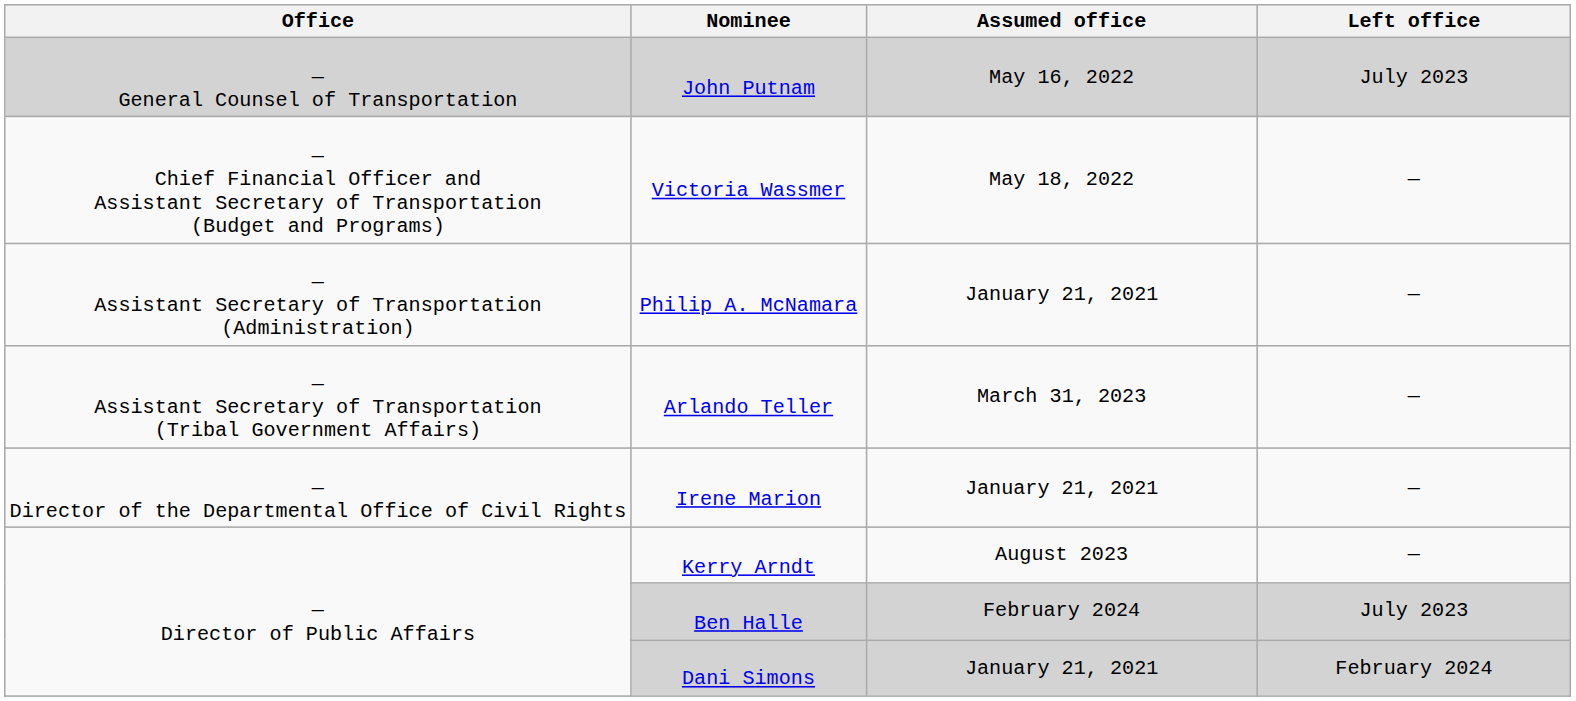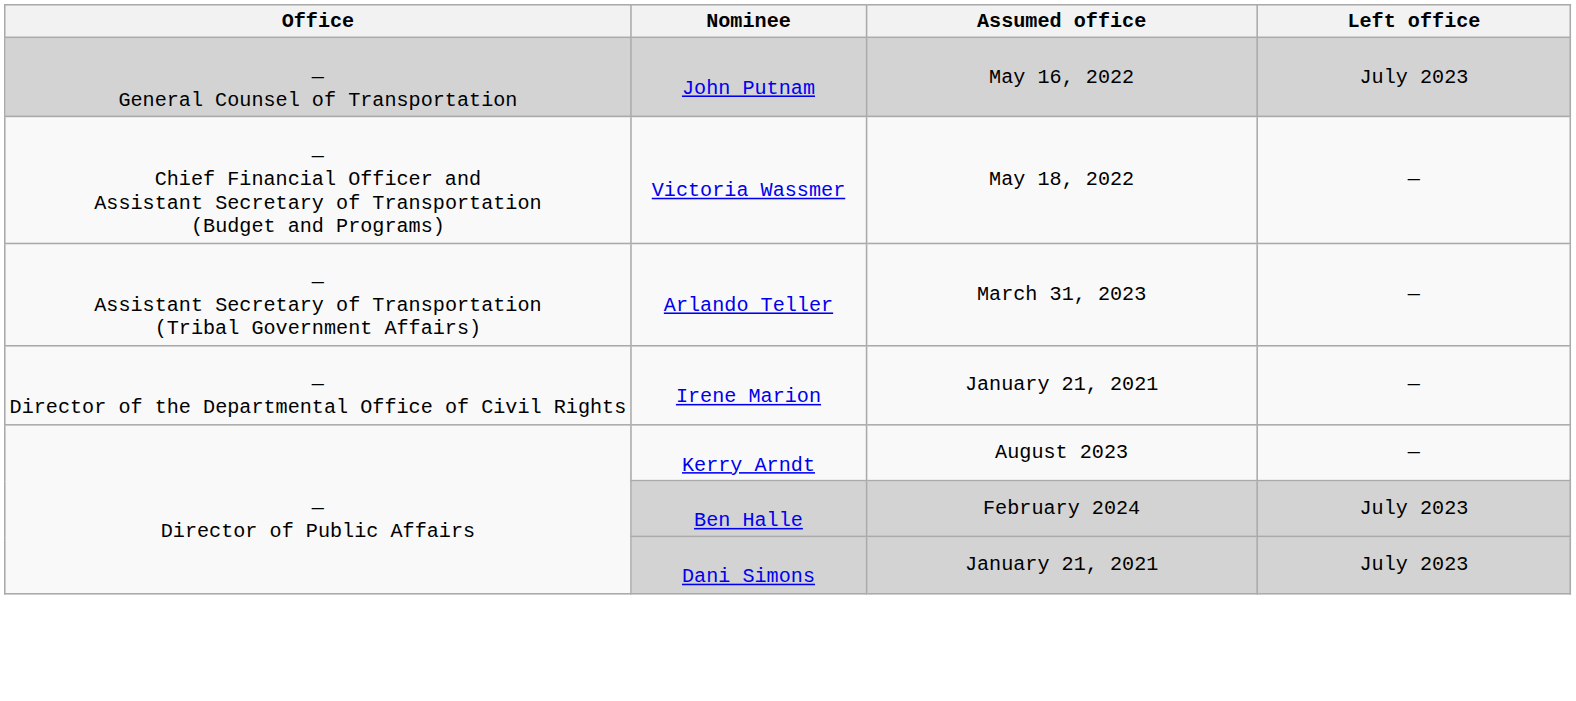- row: (748, 306)
(1414, 668) February 2024 -> (1414, 565) July 2023
